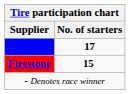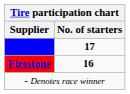(90, 64) 15 -> (90, 64) 16
